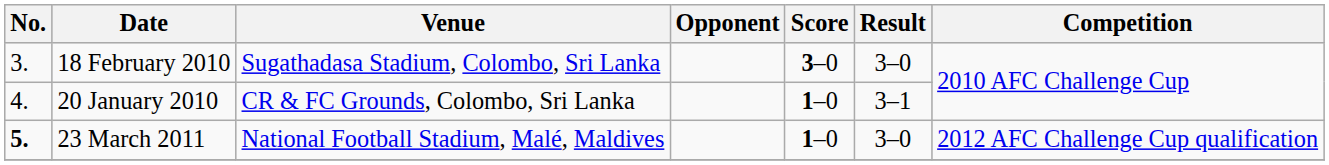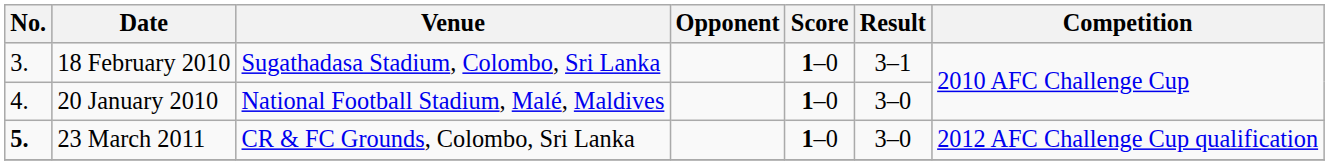(820, 62) 3–0 -> (820, 62) 1–0
(893, 62) 3–0 -> (893, 62) 3–1
(438, 100) CR & FC Grounds, Colombo, Sri Lanka -> (453, 100) National Football Stadium, Malé, Maldives
(893, 100) 3–1 -> (893, 100) 3–0
(453, 139) National Football Stadium, Malé, Maldives -> (438, 139) CR & FC Grounds, Colombo, Sri Lanka
